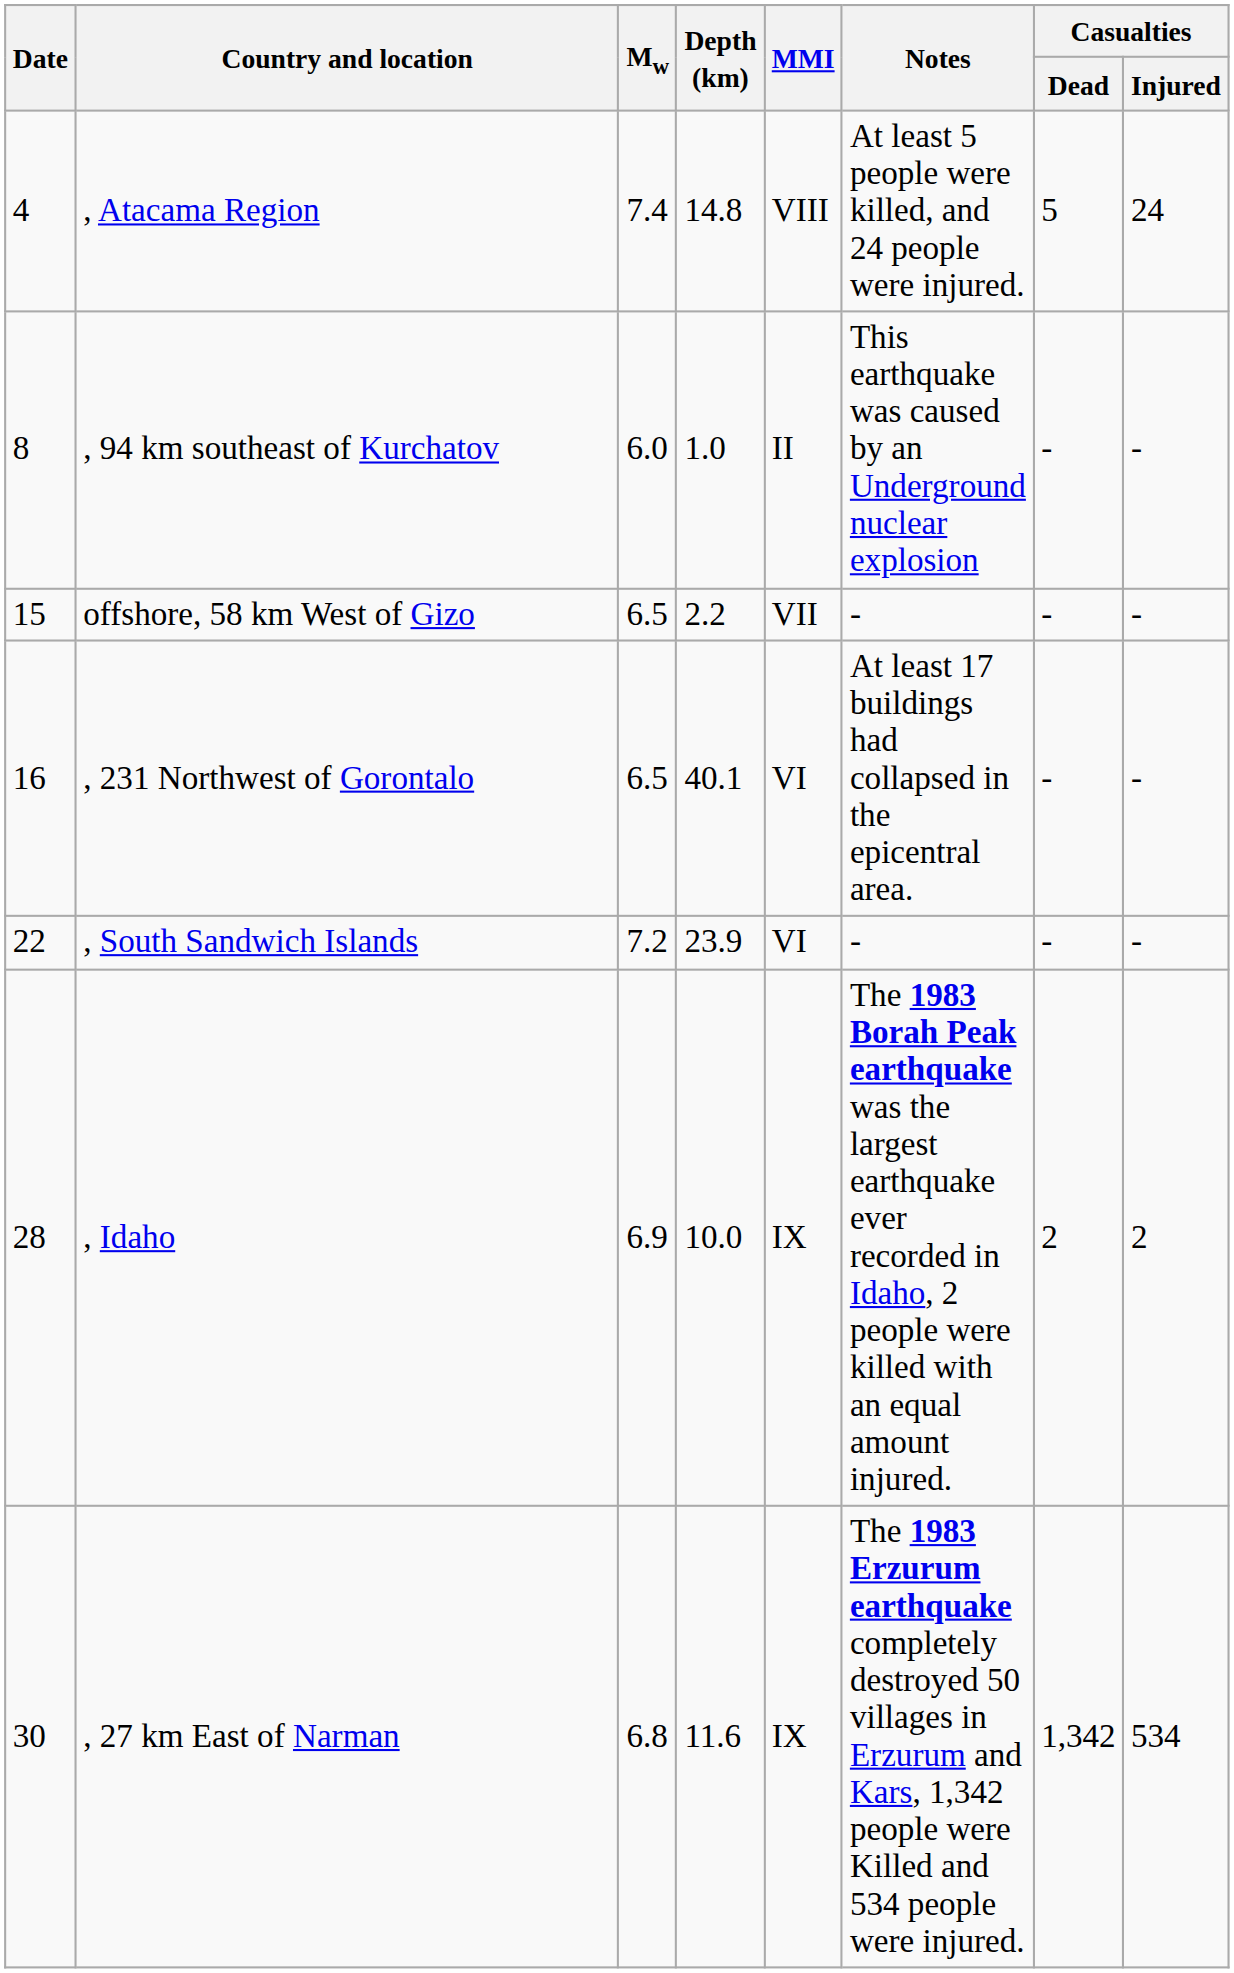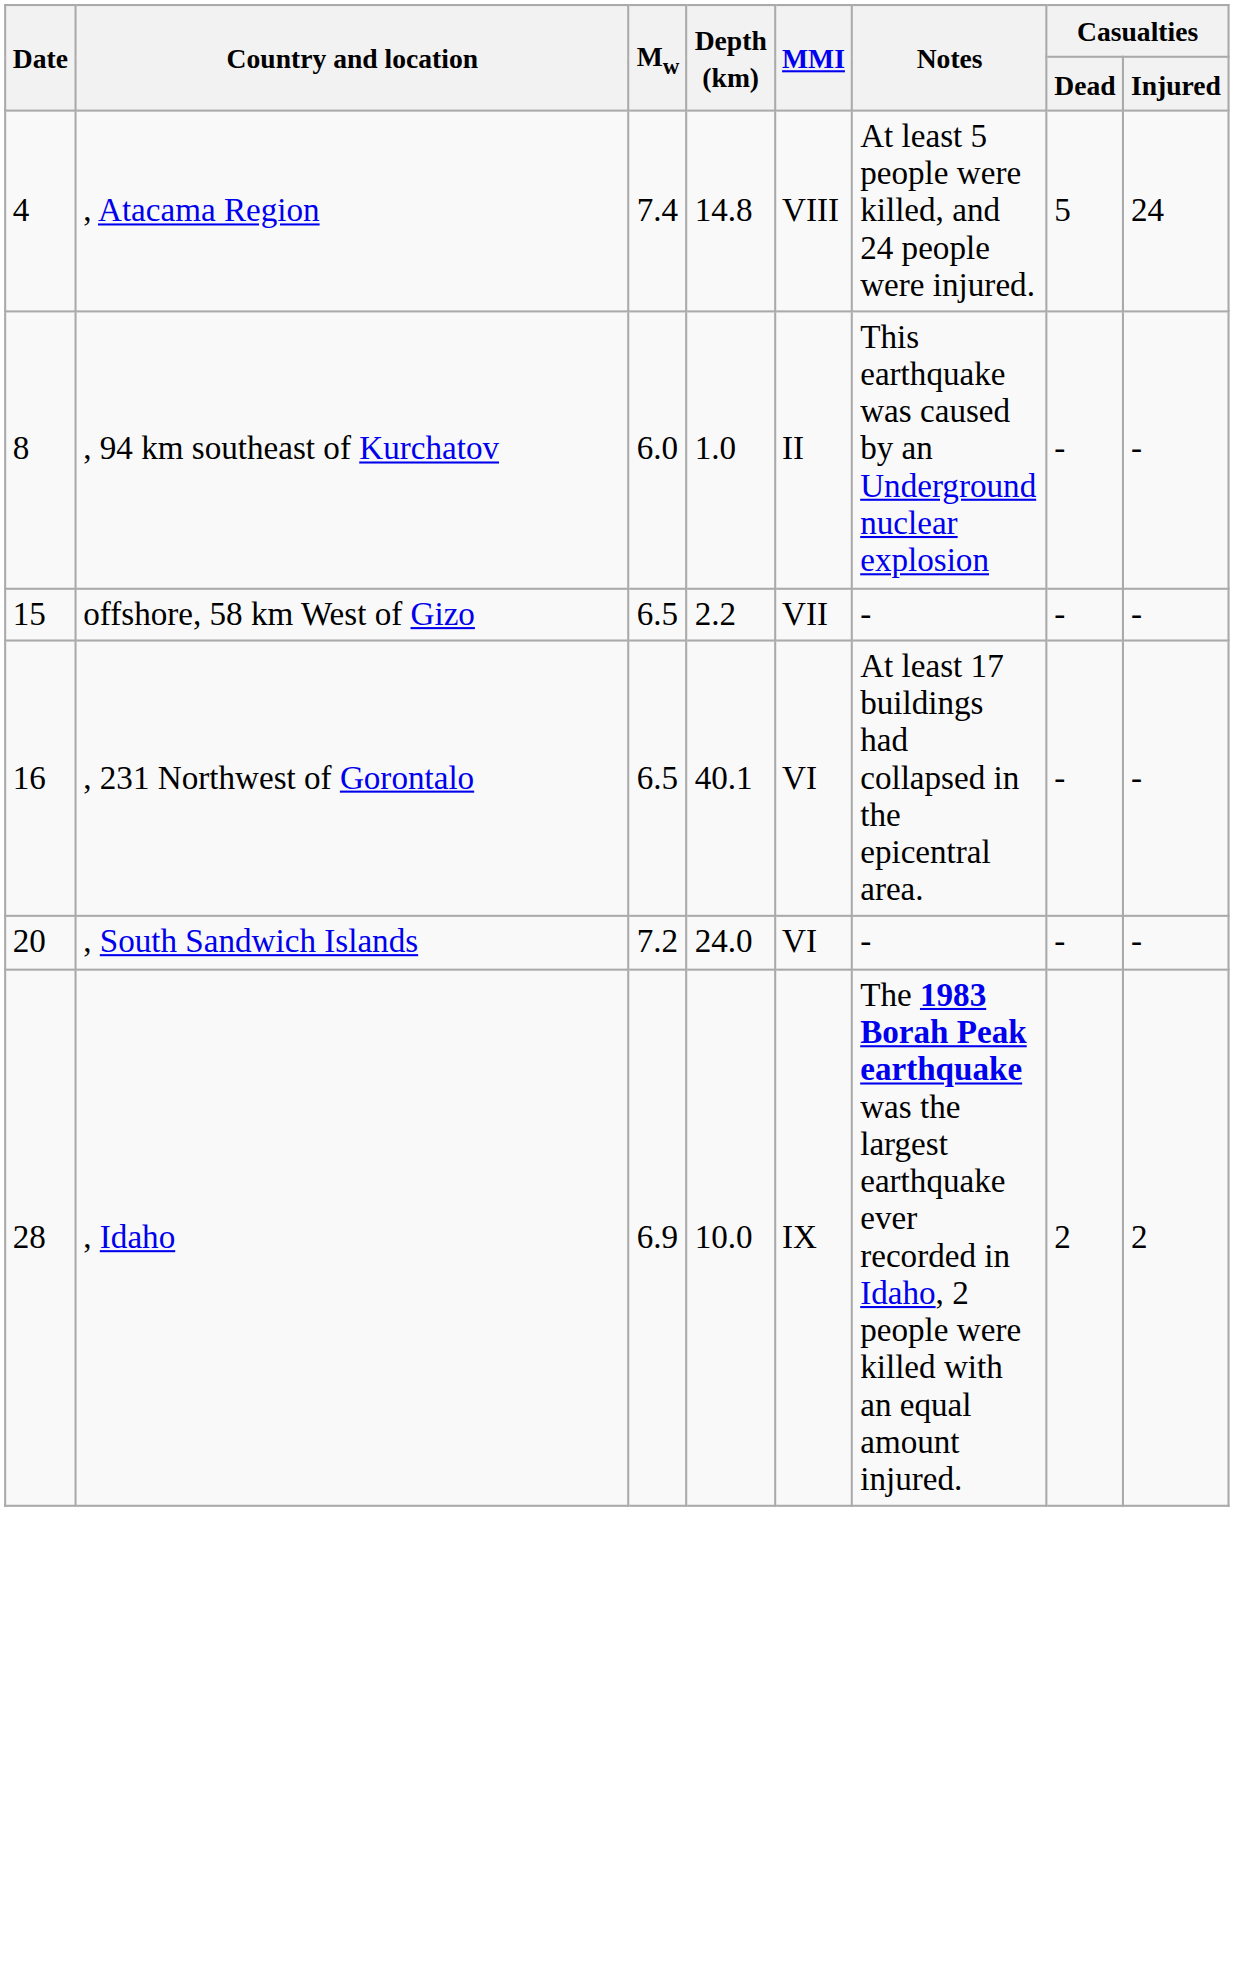(29, 942) 22 -> (29, 942) 20
(713, 942) 23.9 -> (724, 942) 24.0
- row: (241, 1736)
